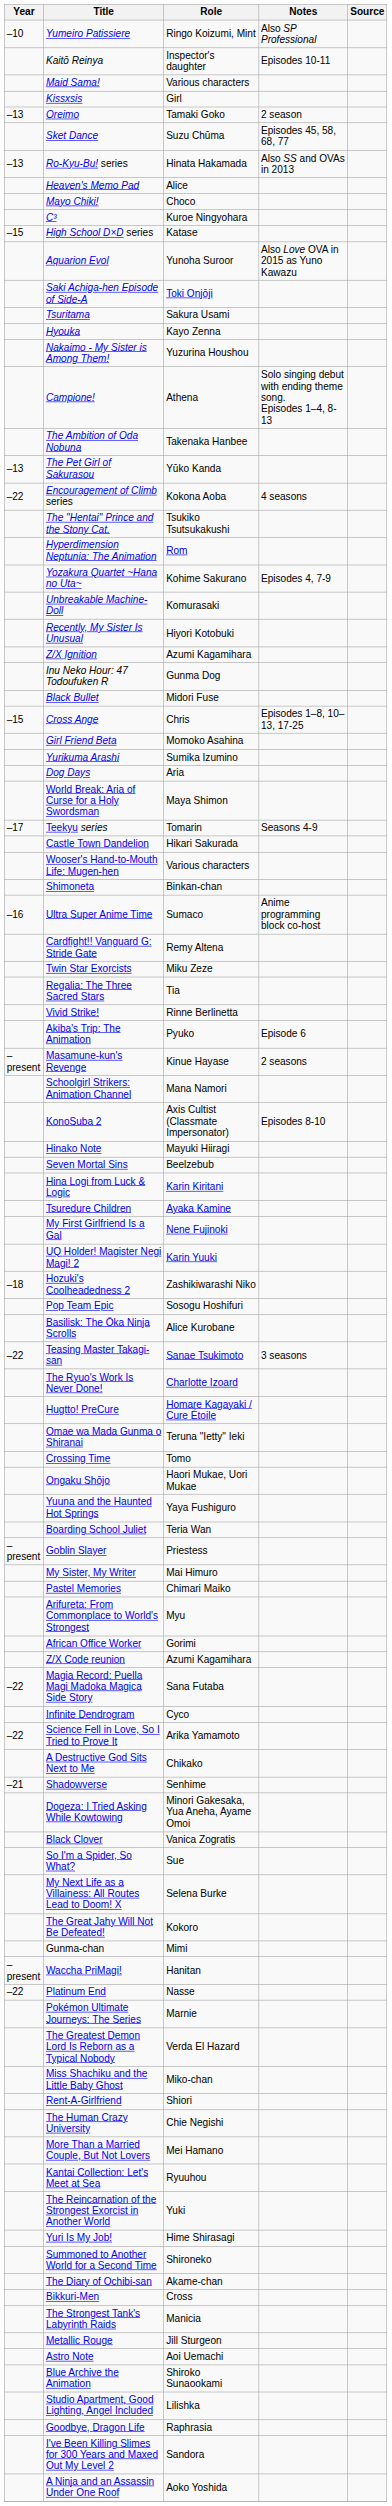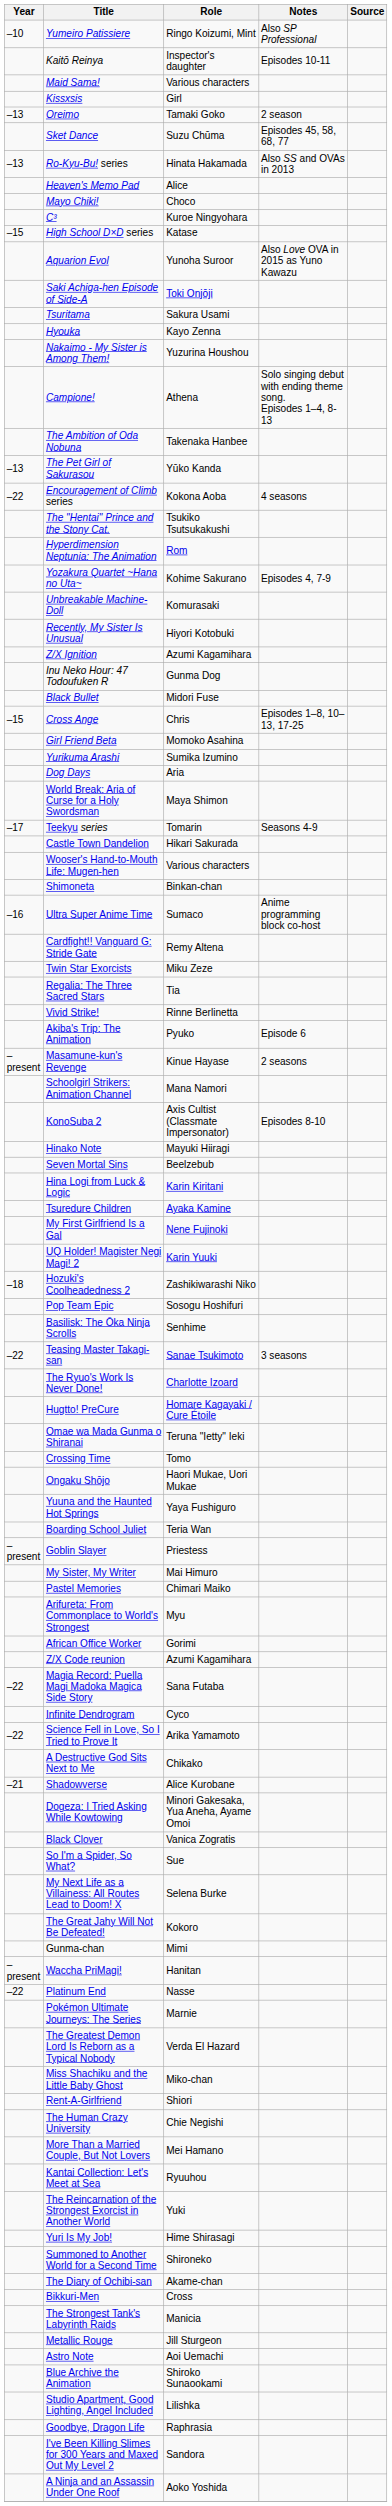(200, 1328) Alice Kurobane -> (186, 1328) Senhime
(186, 1785) Senhime -> (200, 1785) Alice Kurobane
